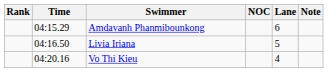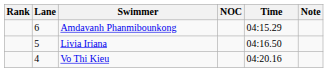columns swapped: (285, 12) <-> (59, 12)
